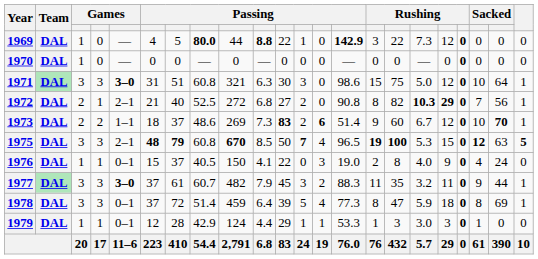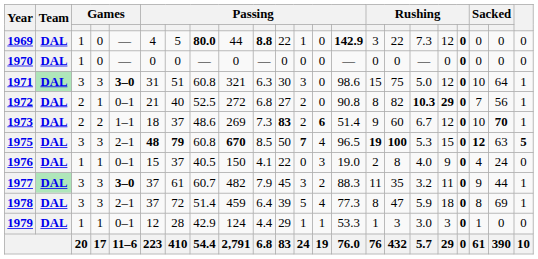(125, 101) 2–1 -> (125, 101) 0–1
(125, 203) 0–1 -> (125, 203) 2–1
